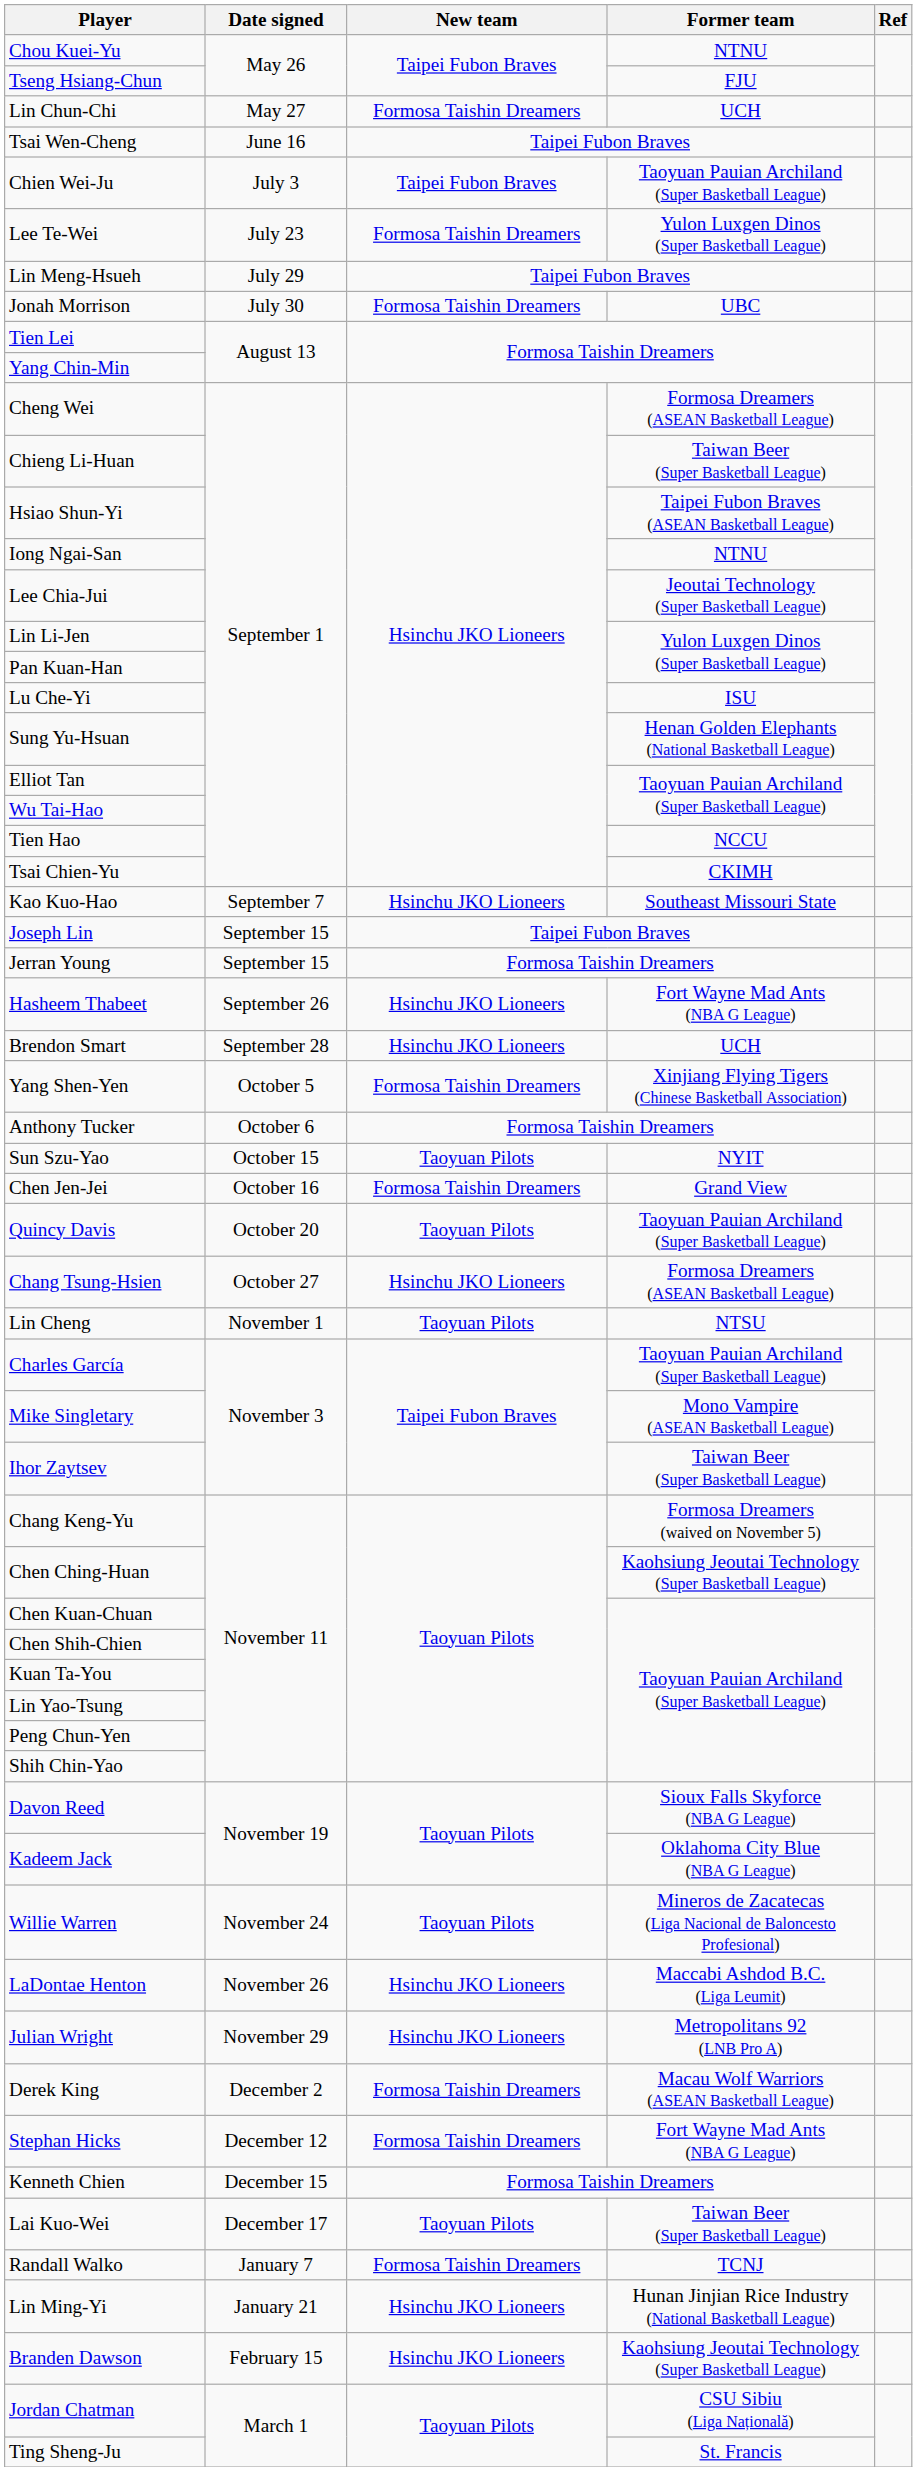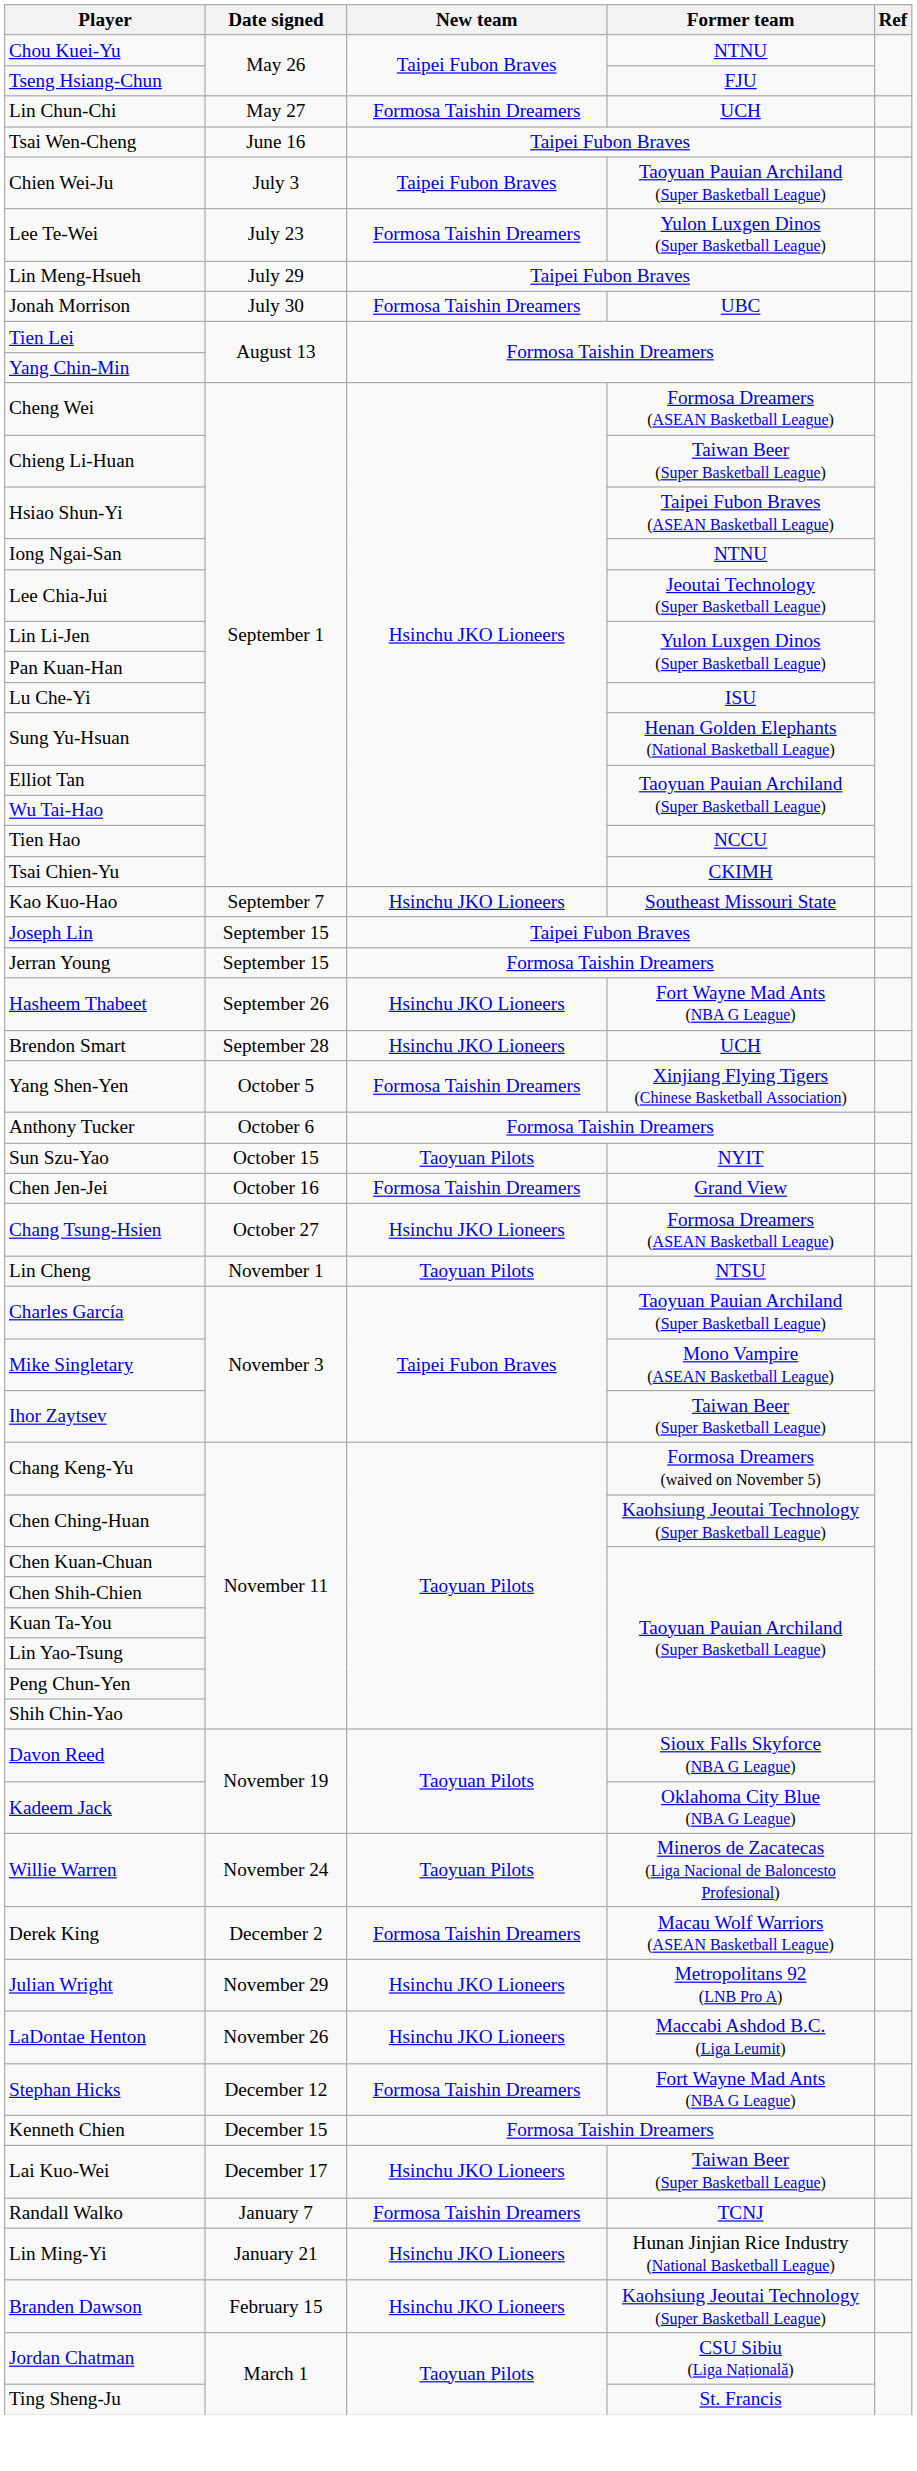- row: (62, 1229)
rows swapped: (78, 1985) <-> (54, 2089)
(477, 2223) Taoyuan Pilots -> (477, 2171) Hsinchu JKO Lioneers
